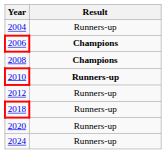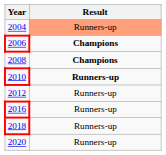(95, 28) no background -> (95, 28) lightsalmon background
+ row: (17, 110)
- row: (17, 141)
